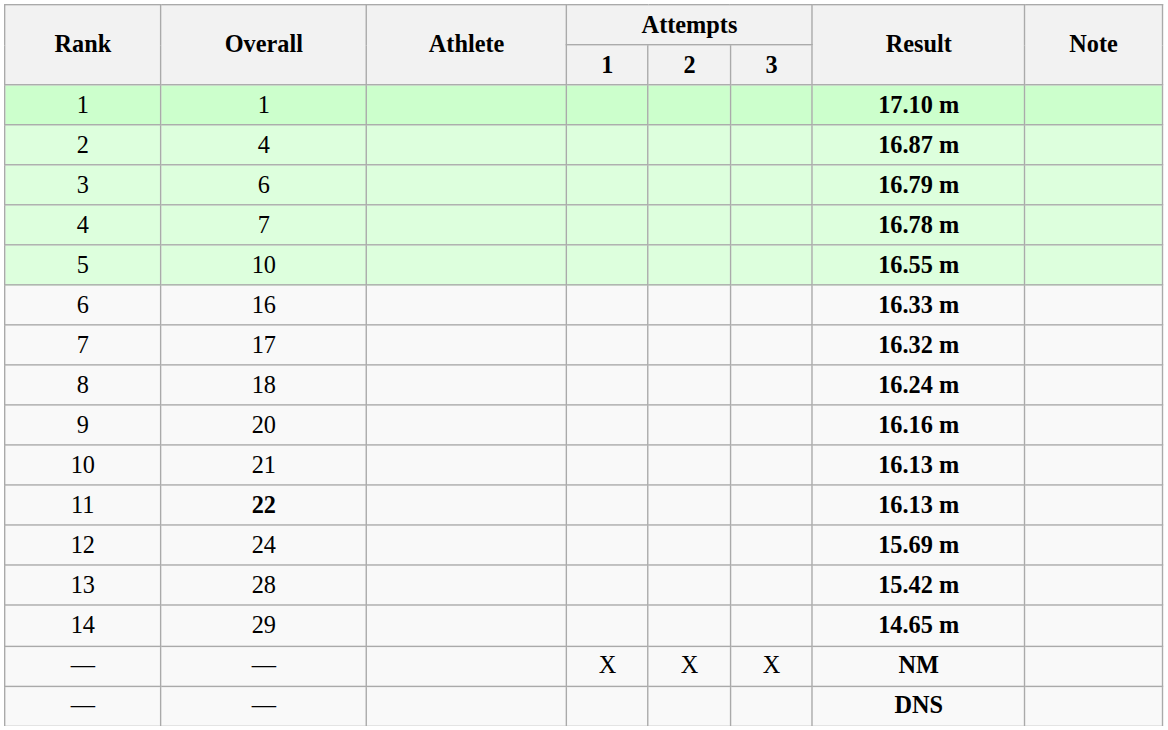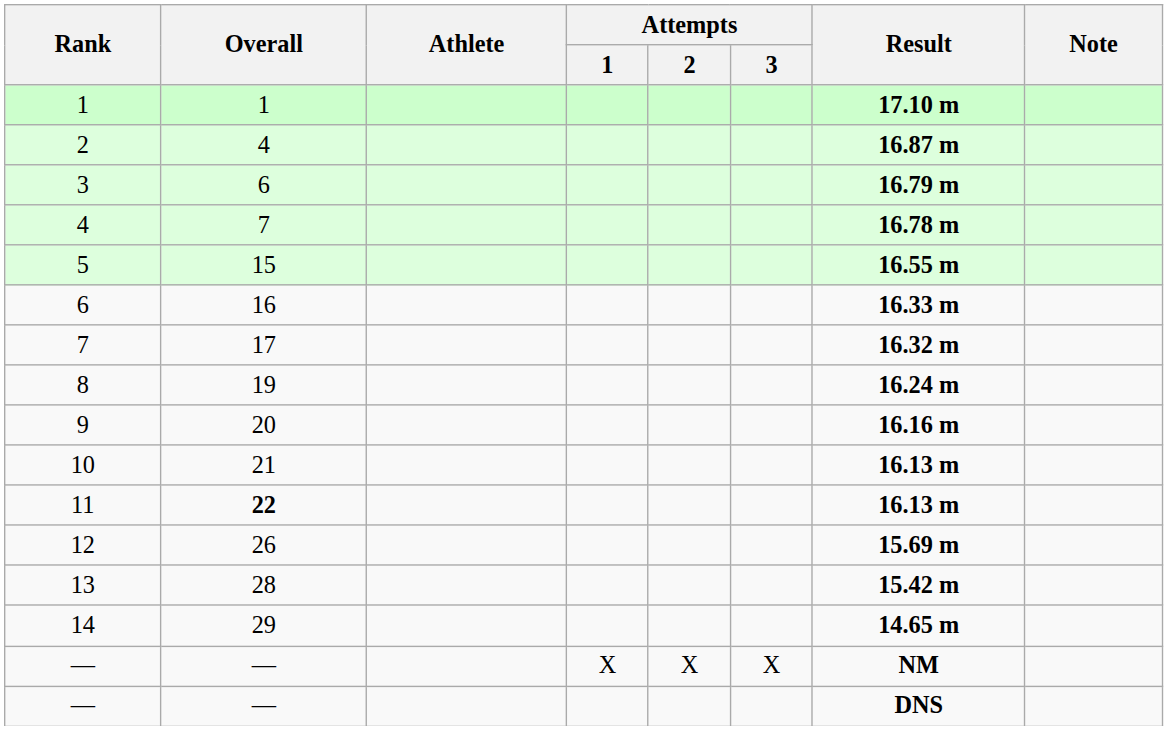(264, 264) 10 -> (264, 264) 15
(264, 384) 18 -> (264, 384) 19
(264, 544) 24 -> (264, 544) 26
